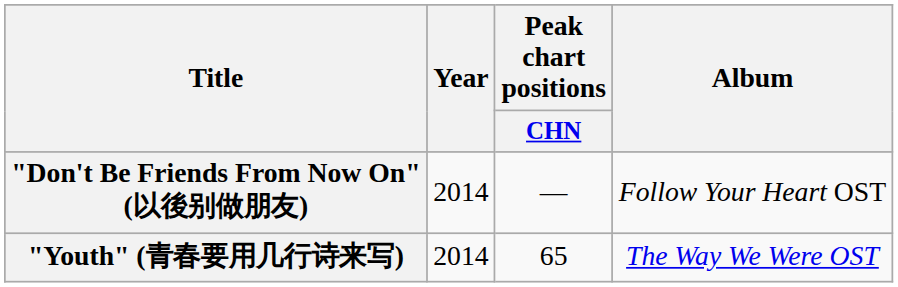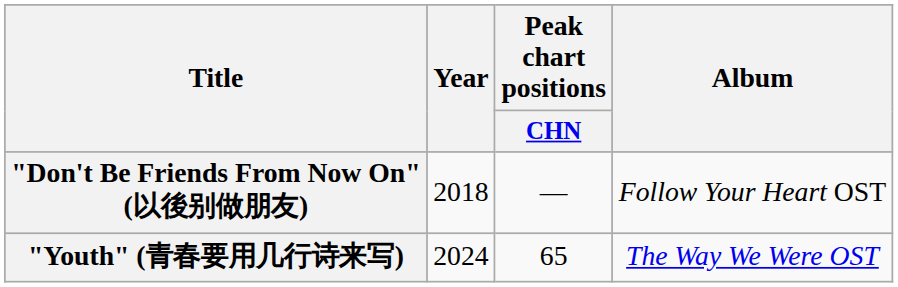(461, 191) 2014 -> (461, 191) 2018
(461, 256) 2014 -> (461, 256) 2024
